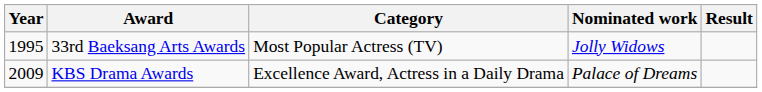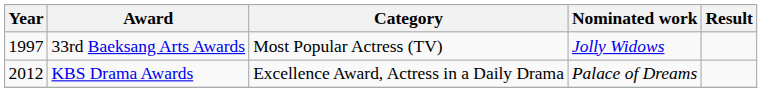(26, 45) 1995 -> (26, 45) 1997
(26, 73) 2009 -> (26, 73) 2012
